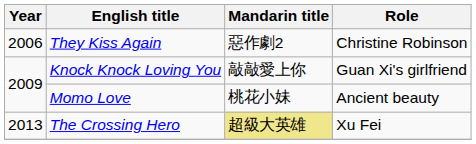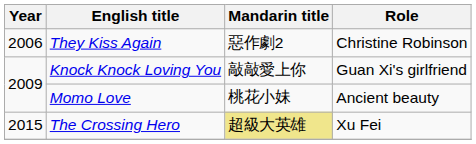(25, 125) 2013 -> (25, 125) 2015
